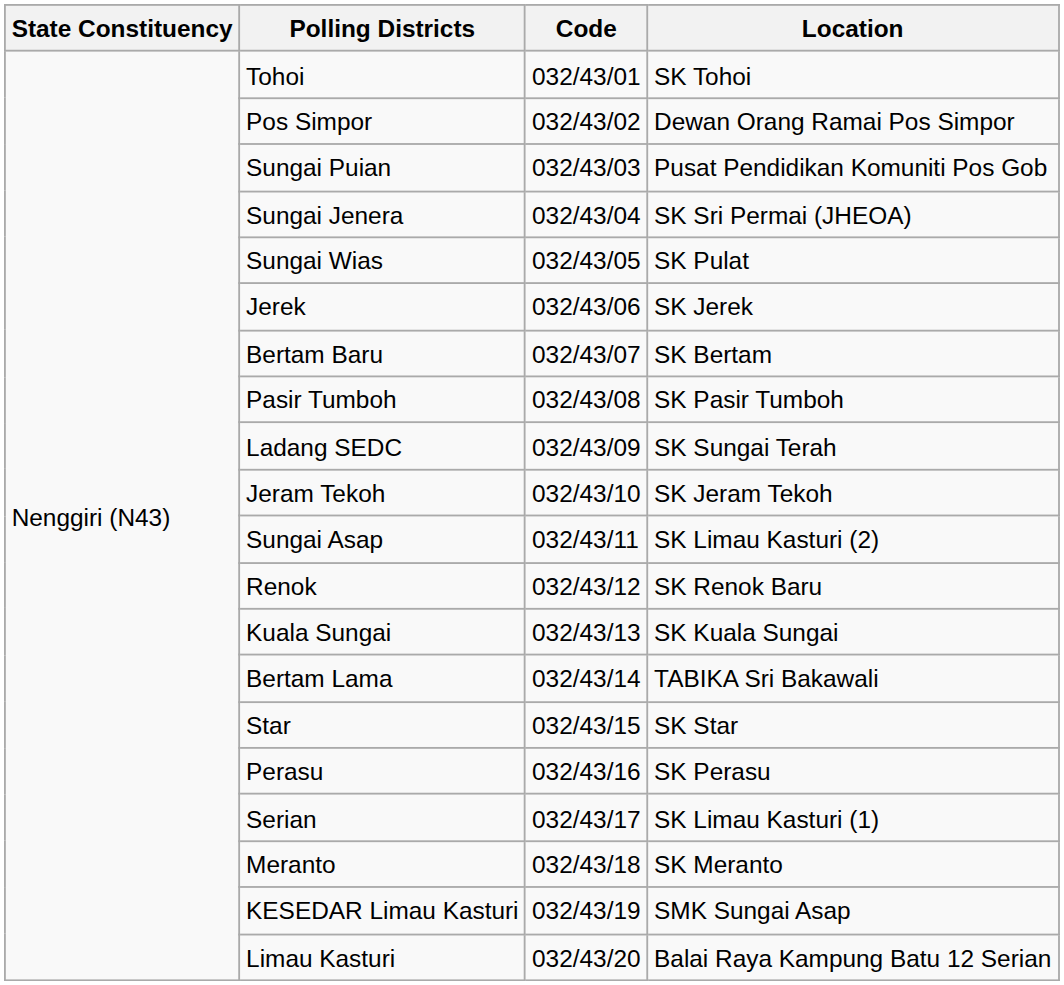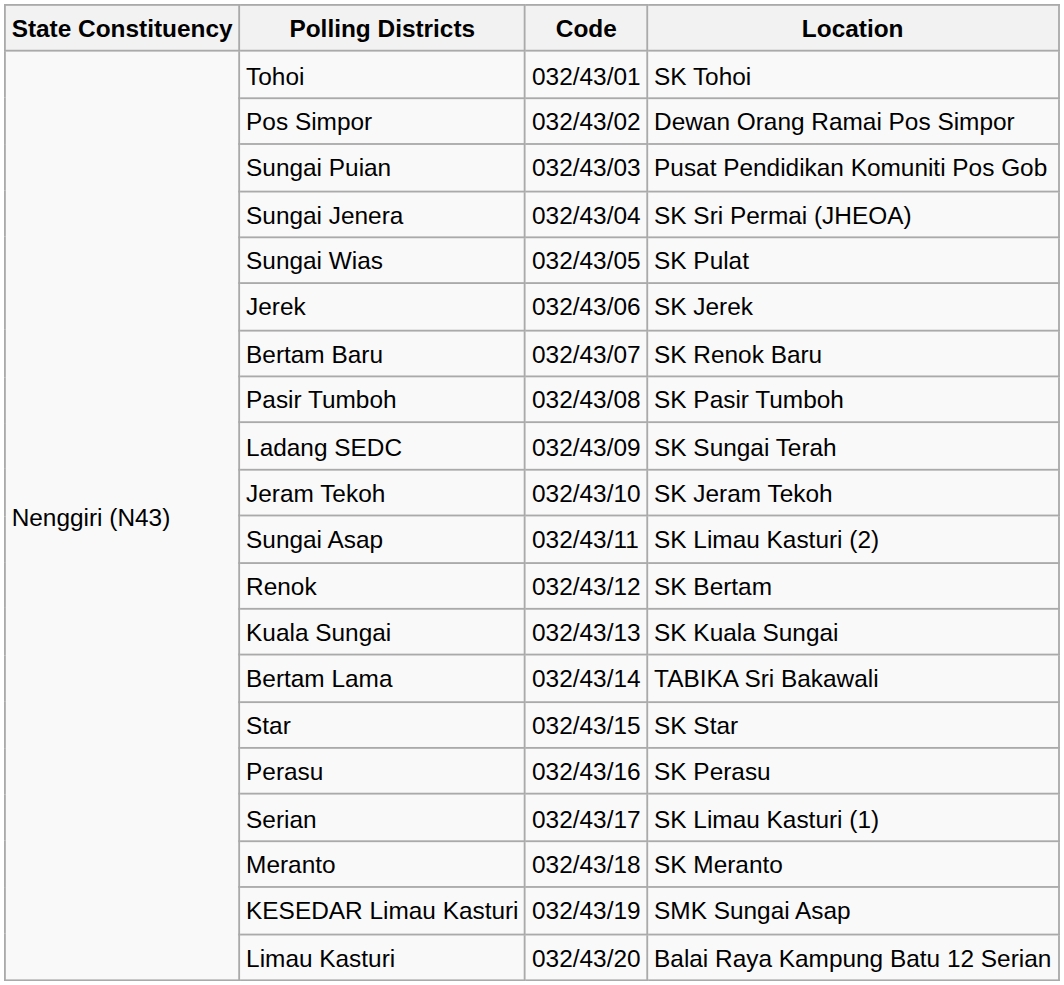(713, 354) SK Bertam -> (738, 354) SK Renok Baru
(738, 586) SK Renok Baru -> (713, 586) SK Bertam
